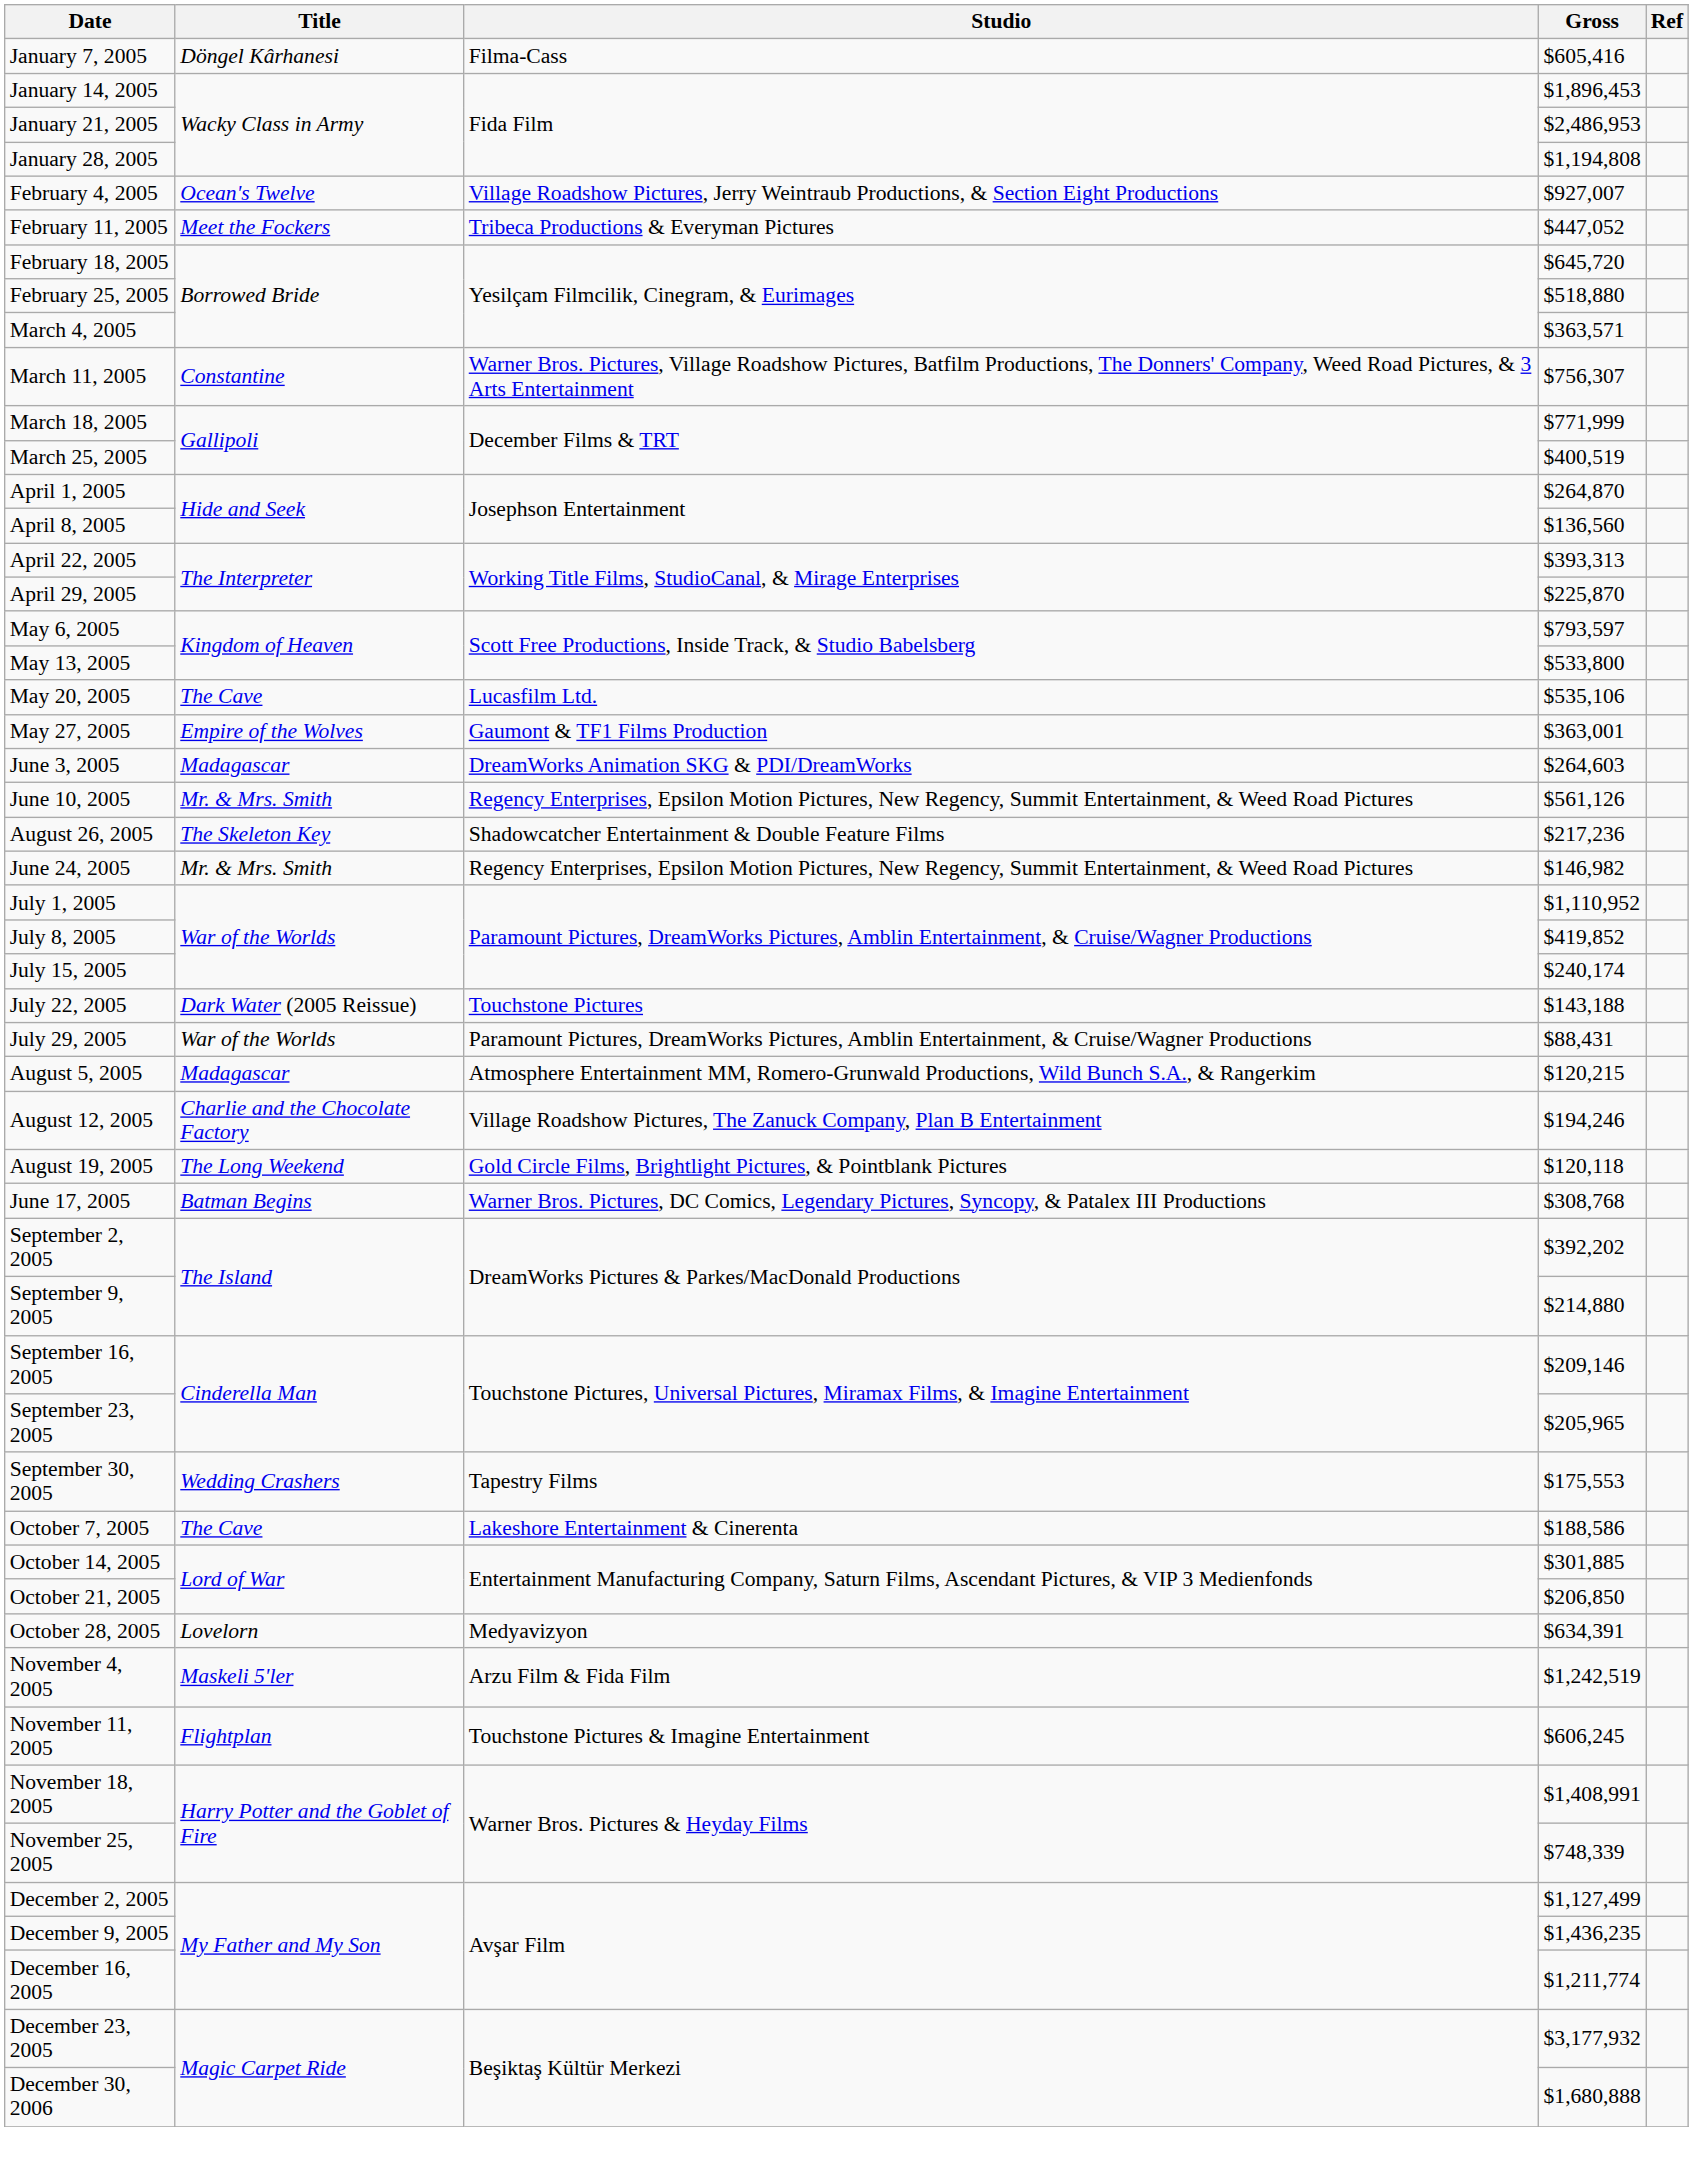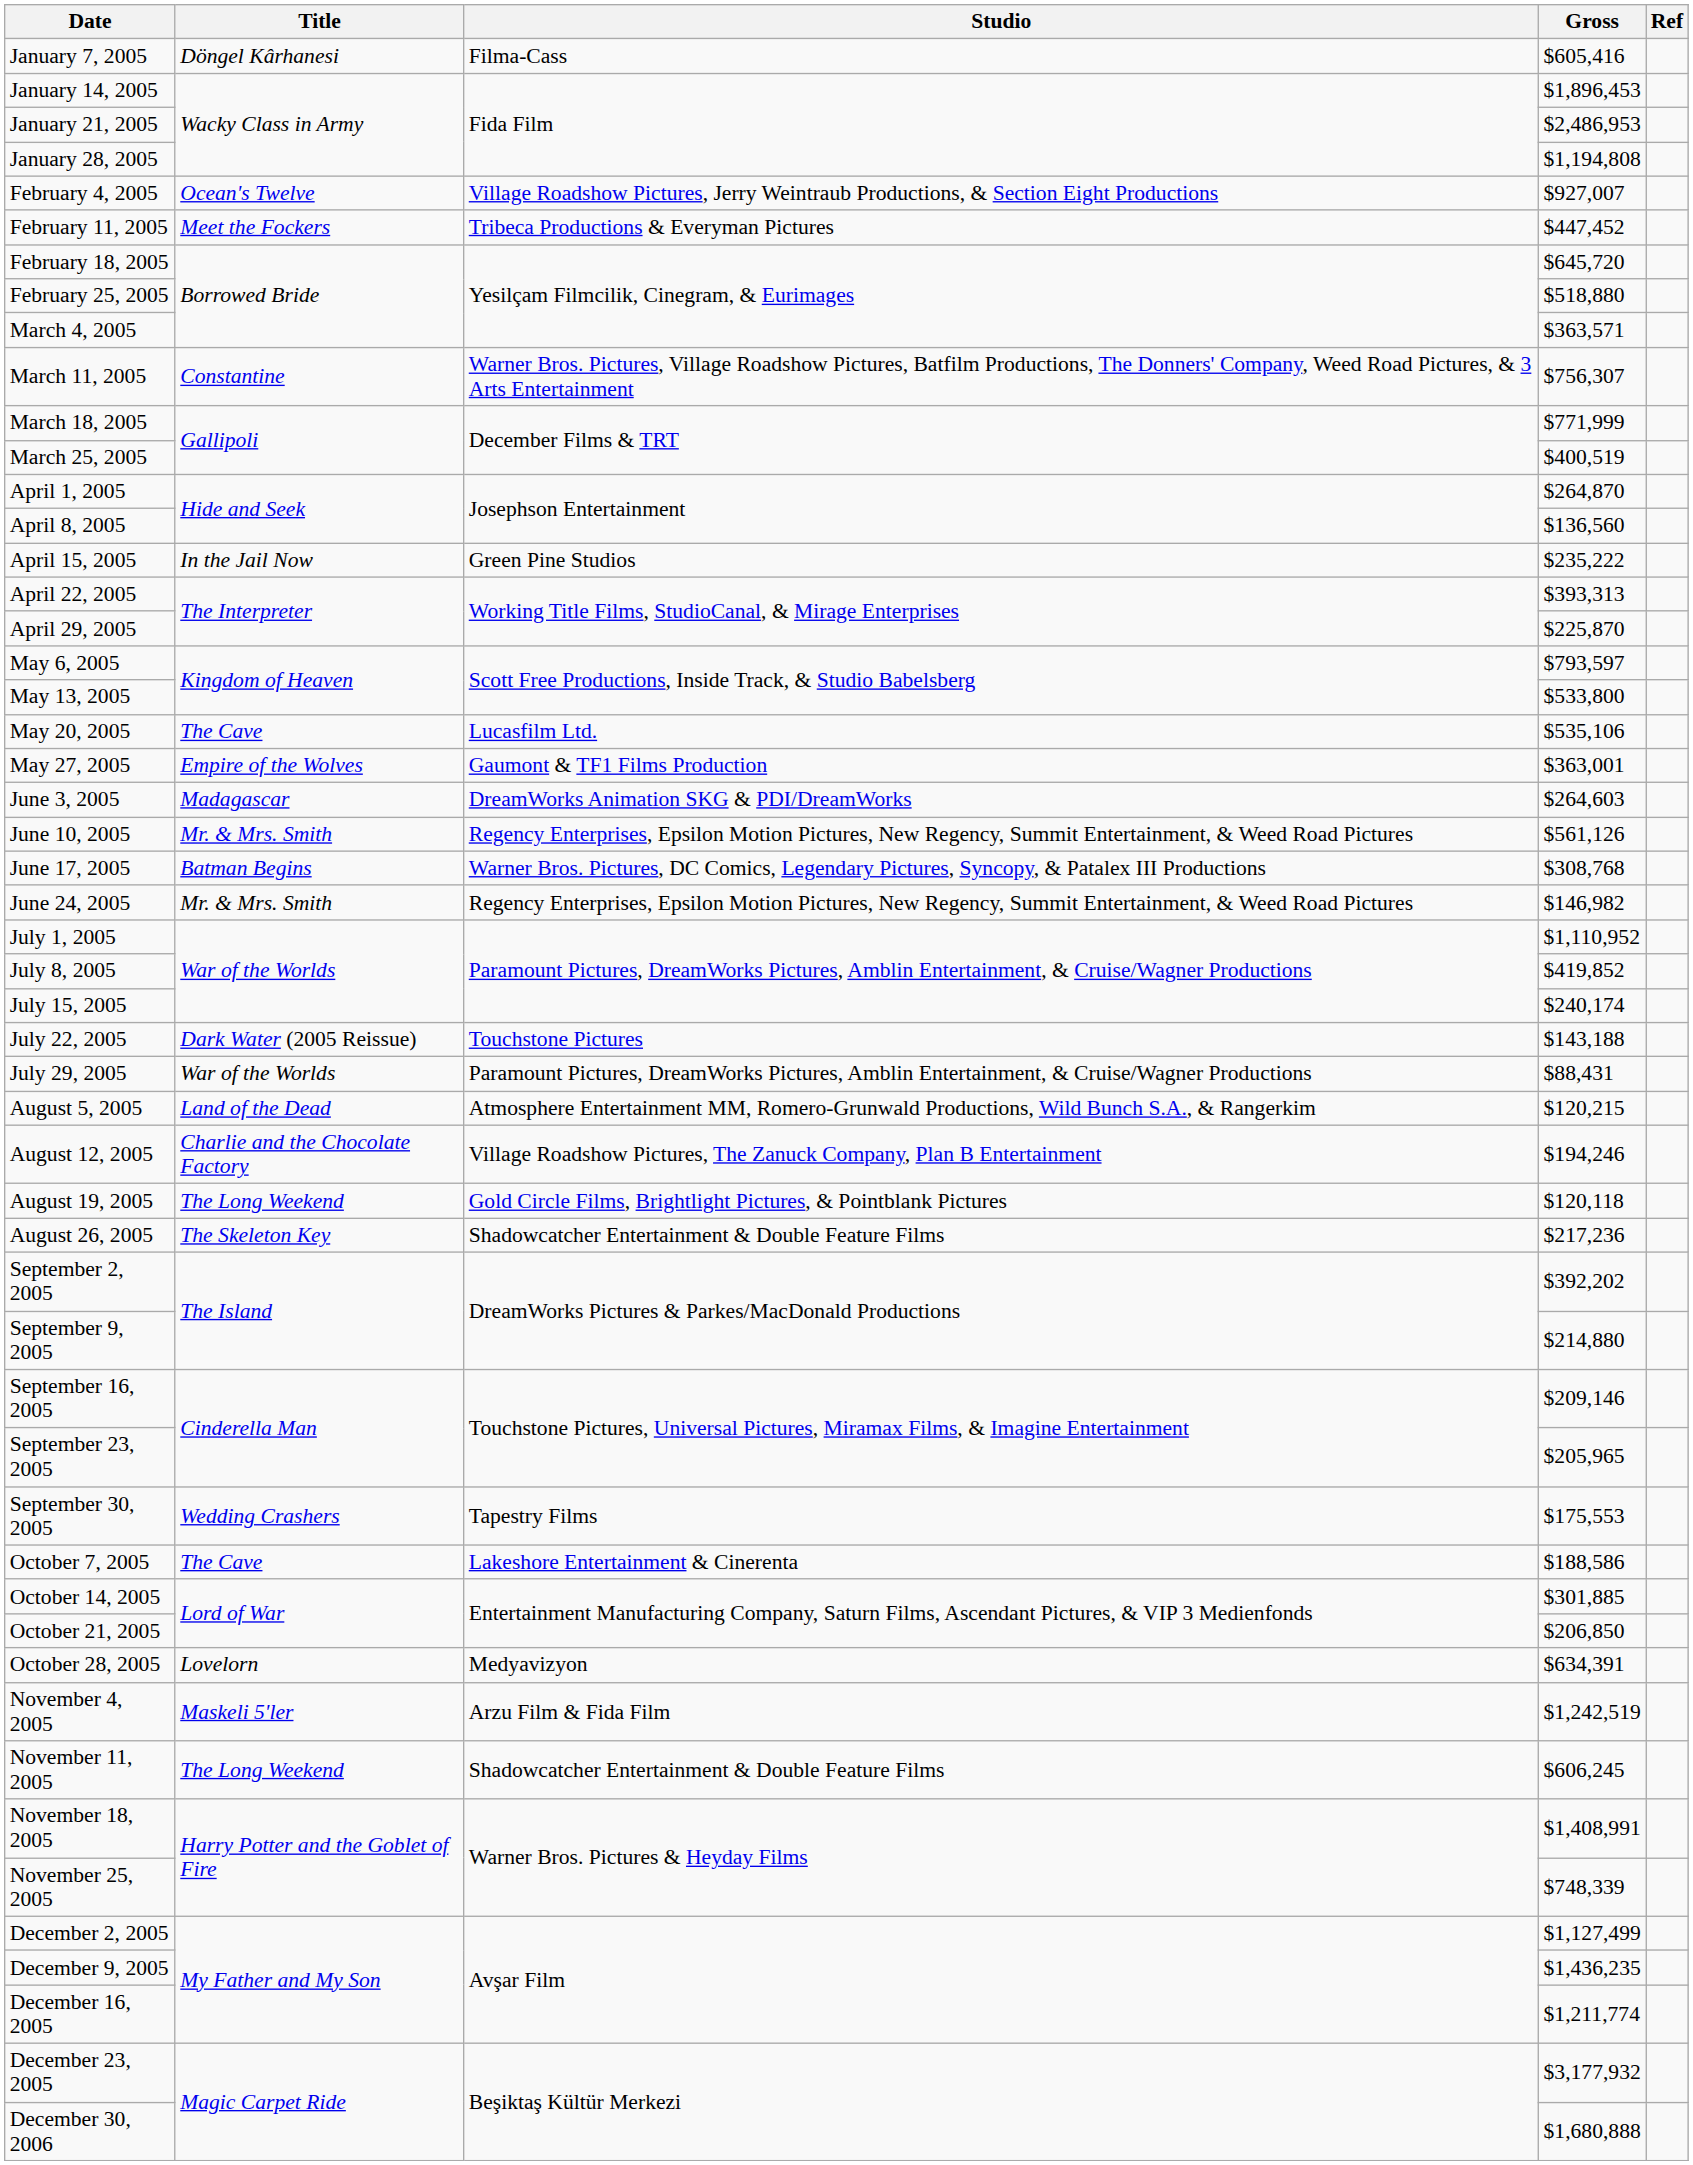(1584, 227) $447,052 -> (1584, 227) $447,452
+ row: (73, 559)
rows swapped: (70, 1200) <-> (81, 833)
(235, 1073) Madagascar -> (256, 1107) Land of the Dead
(226, 1735) Flightplan -> (262, 1769) The Long Weekend
(669, 1735) Touchstone Pictures & Imagine Entertainment -> (707, 1769) Shadowcatcher Entertainment & Double Feature Films
